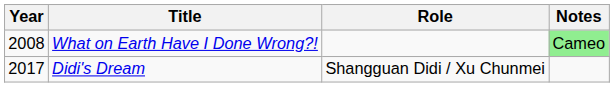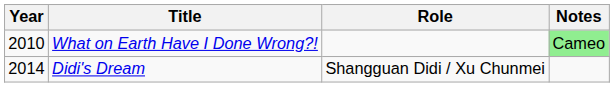(26, 43) 2008 -> (26, 43) 2010
(26, 69) 2017 -> (26, 69) 2014
